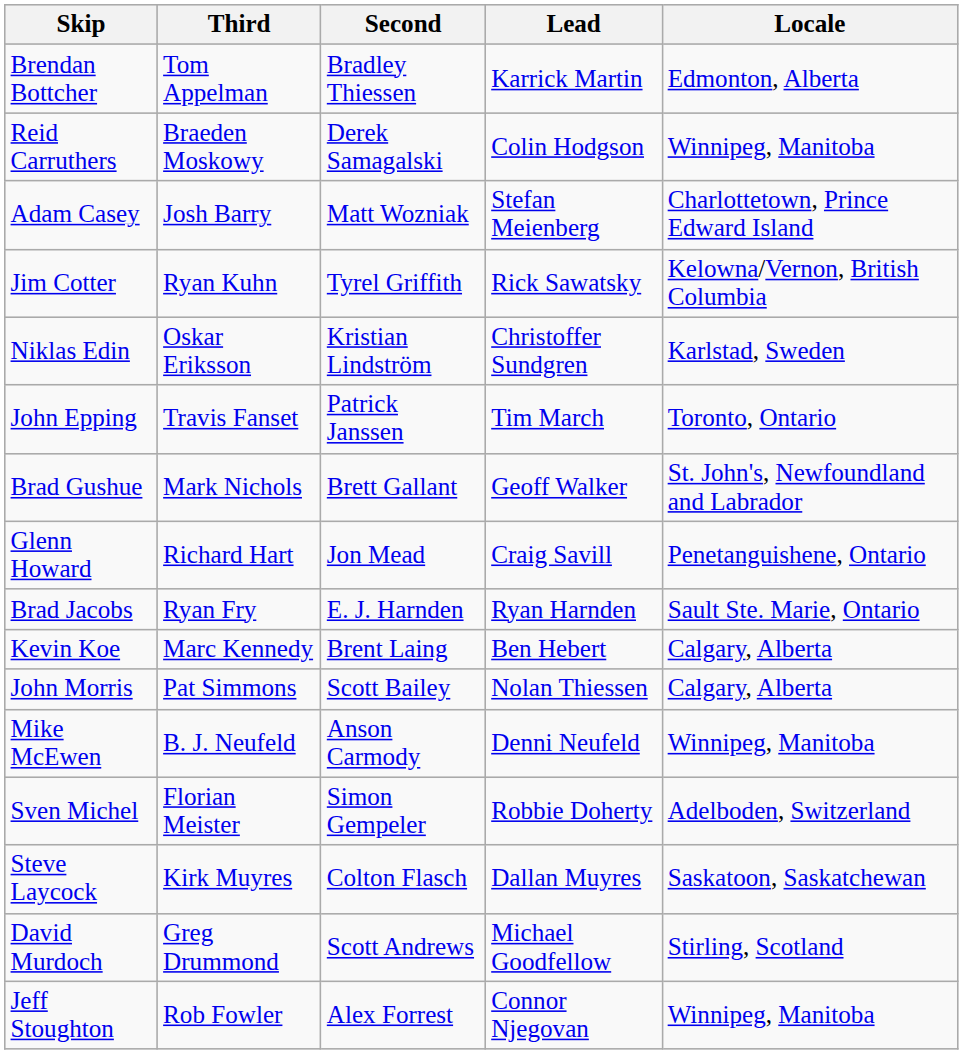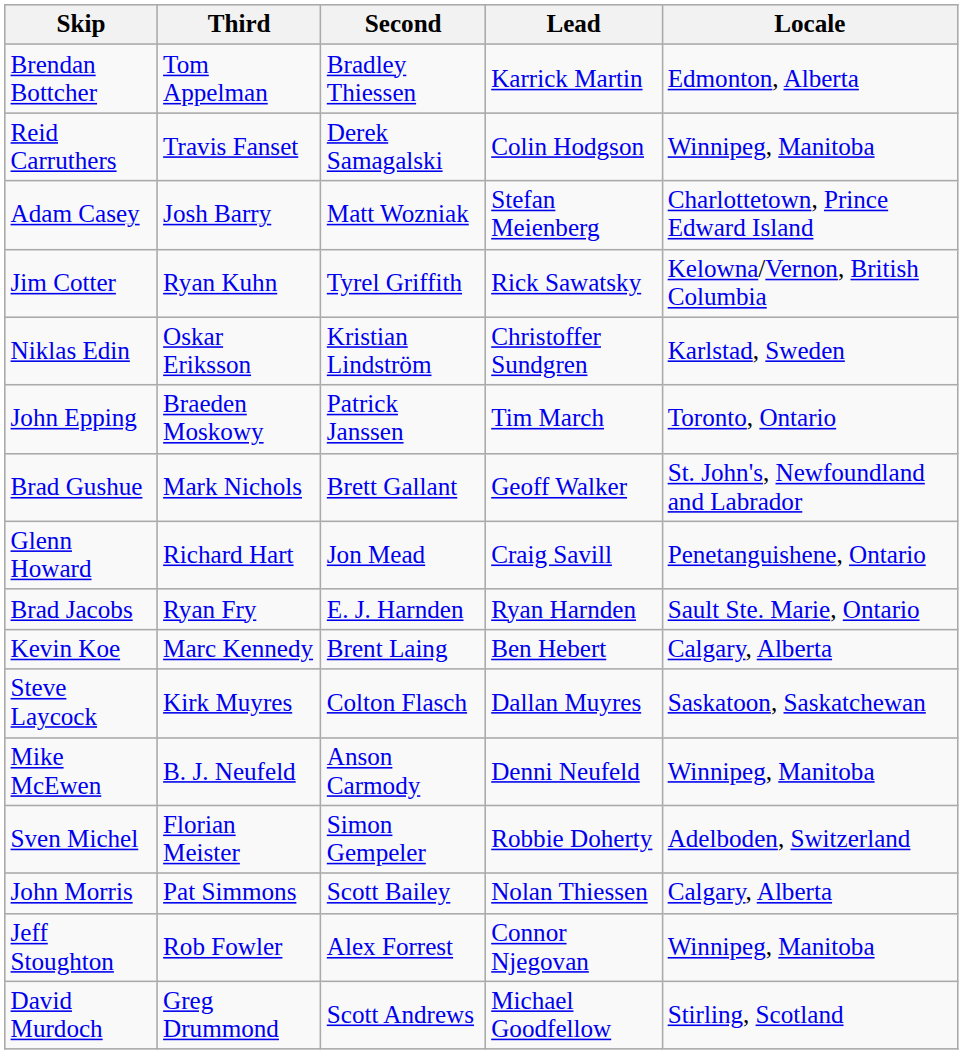(213, 146) Braeden Moskowy -> (231, 146) Travis Fanset
(231, 418) Travis Fanset -> (213, 418) Braeden Moskowy
rows swapped: (54, 878) <-> (72, 688)
rows swapped: (57, 946) <-> (62, 1015)
